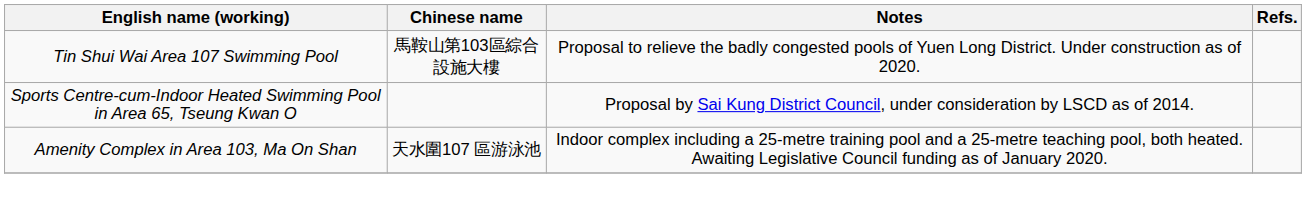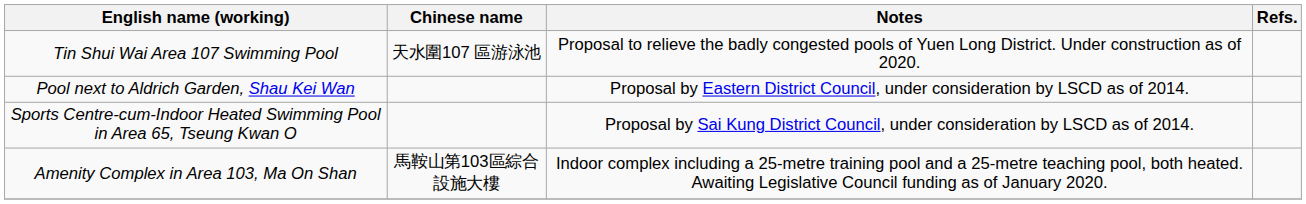(466, 56) 馬鞍山第103區綜合設施大樓 -> (466, 52) 天水圍107 區游泳池
+ row: (196, 89)
(466, 149) 天水圍107 區游泳池 -> (466, 172) 馬鞍山第103區綜合設施大樓
